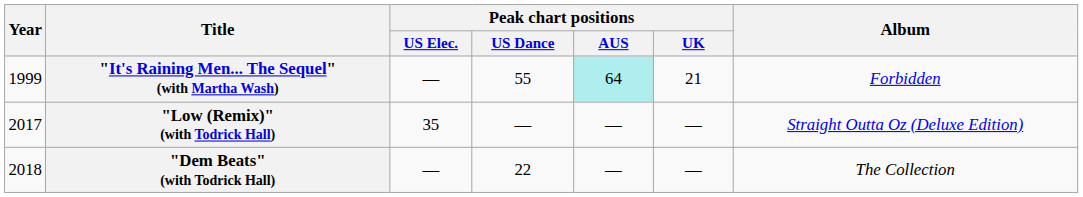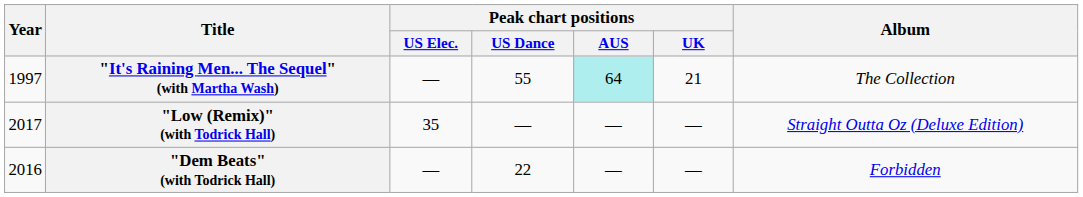(25, 78) 1999 -> (25, 78) 1997
(905, 78) Forbidden -> (905, 78) The Collection
(25, 169) 2018 -> (25, 169) 2016
(905, 169) The Collection -> (905, 169) Forbidden
